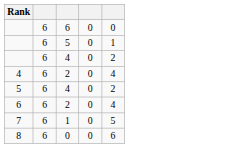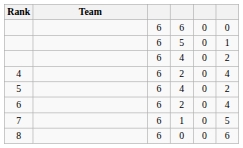+ column: (90, 12)
